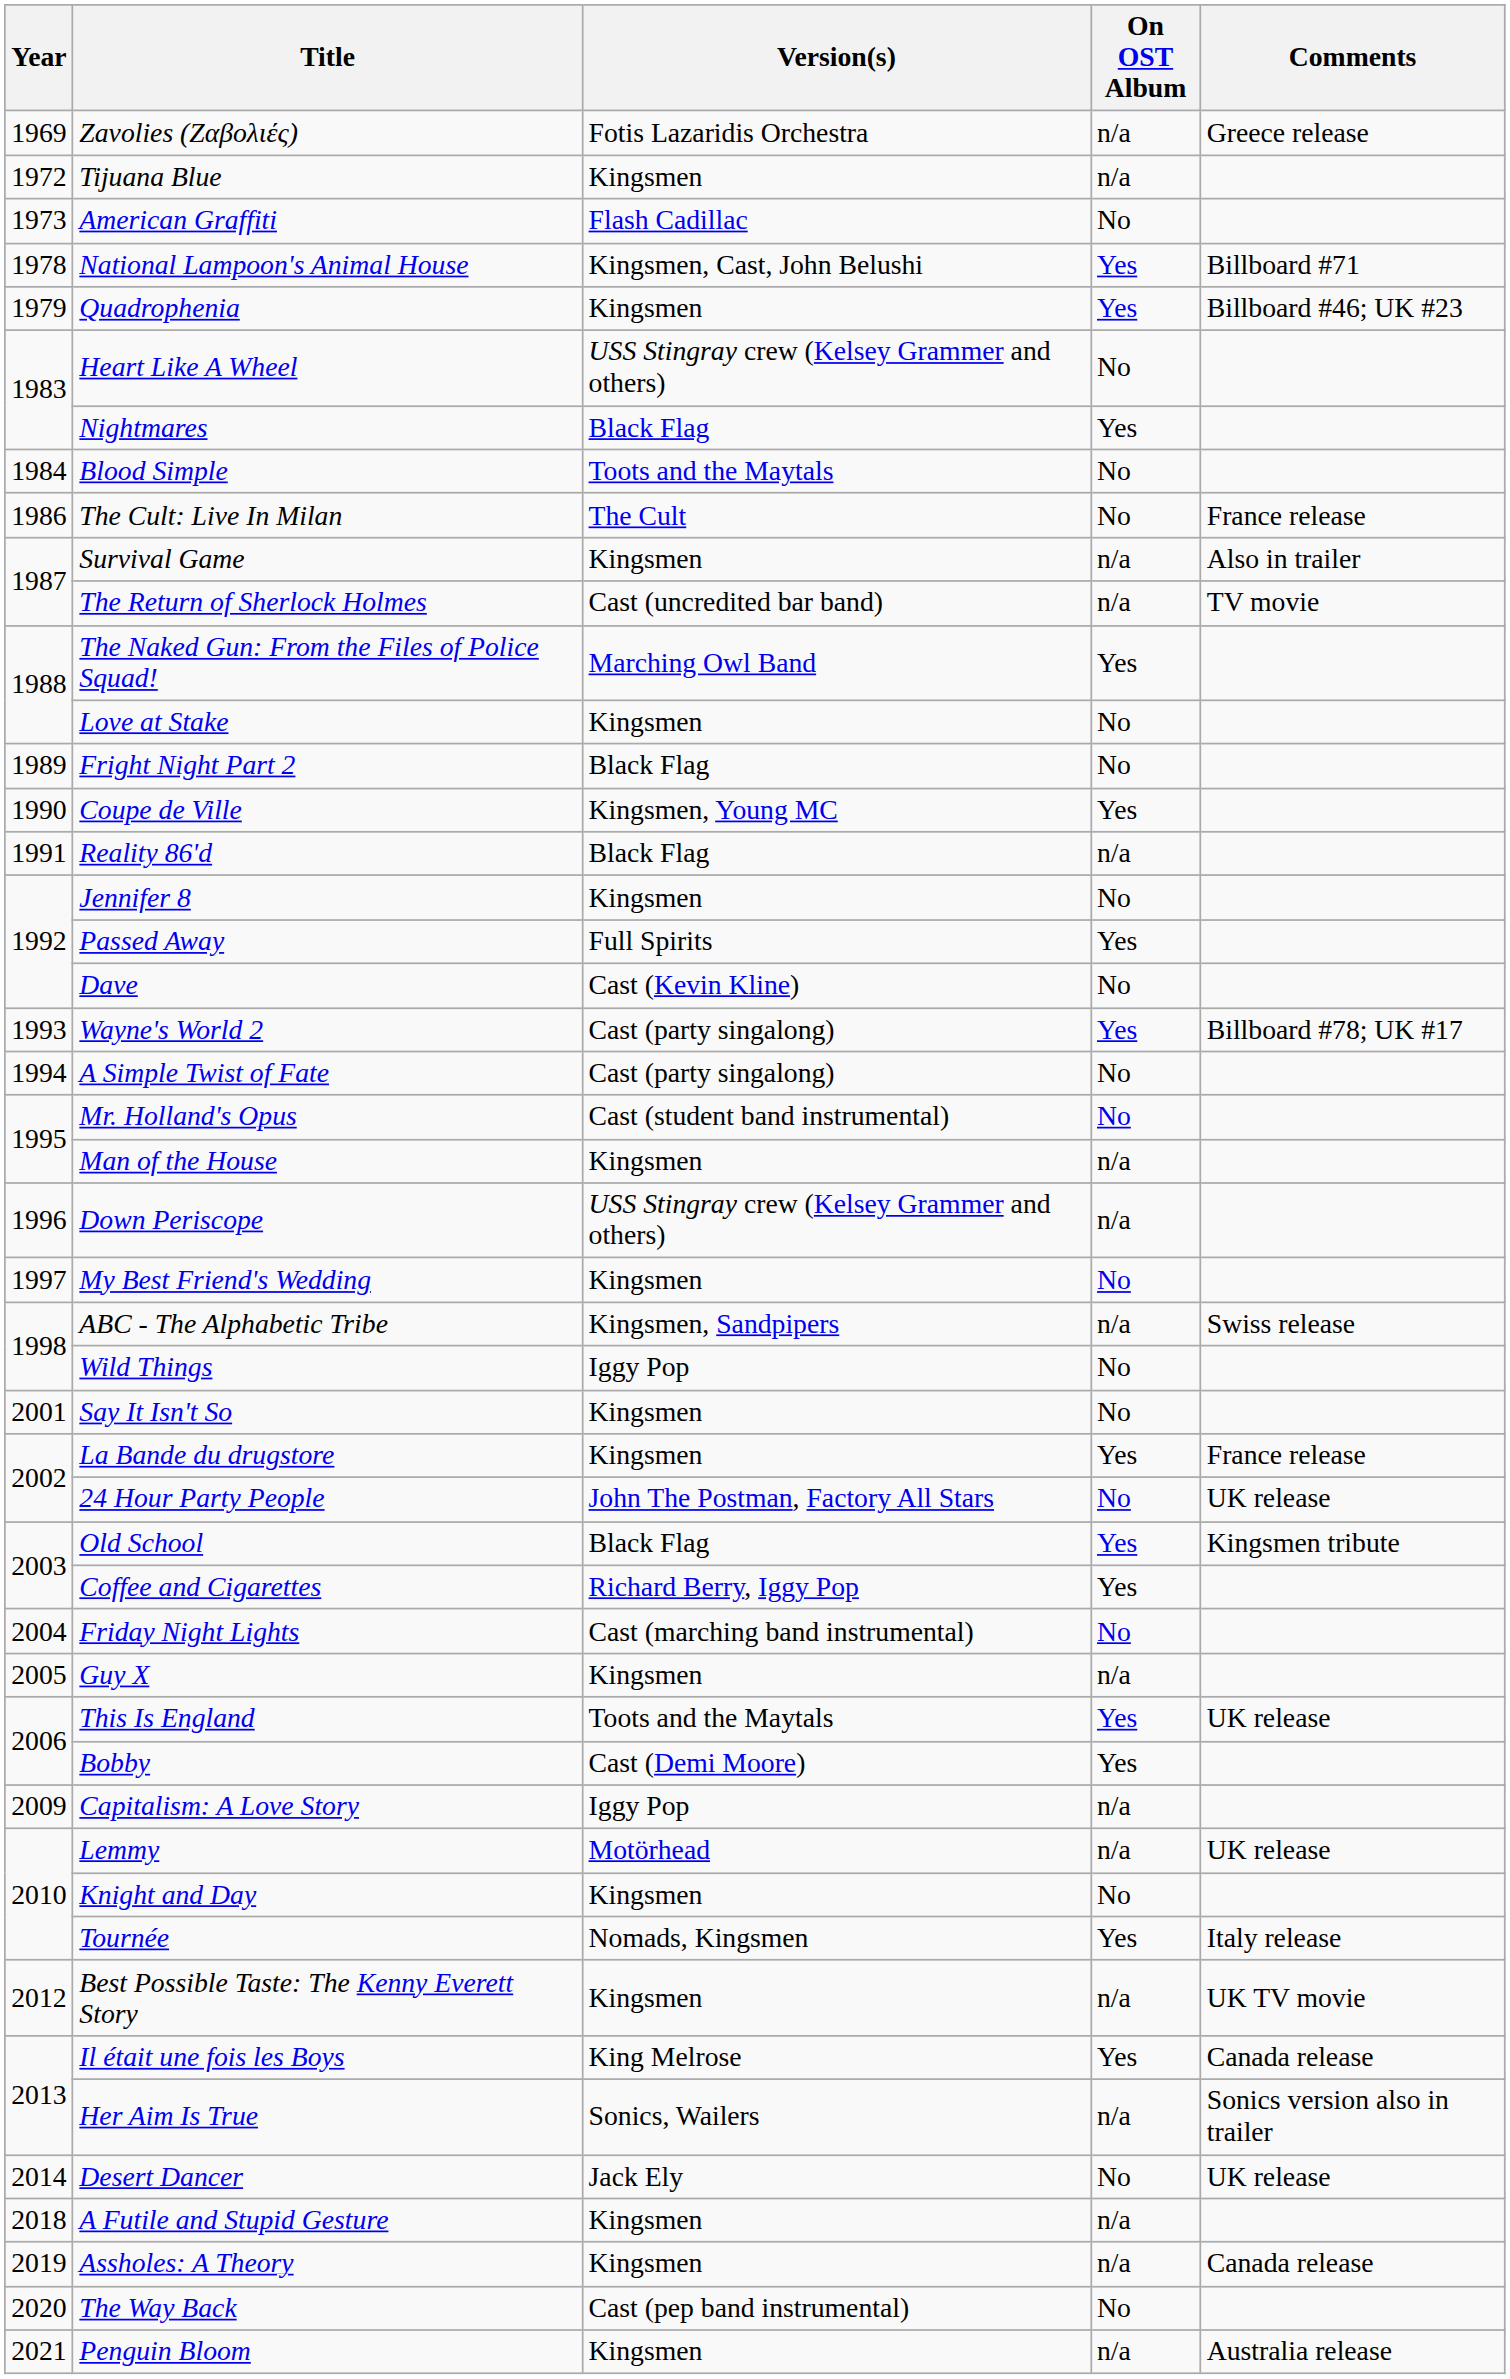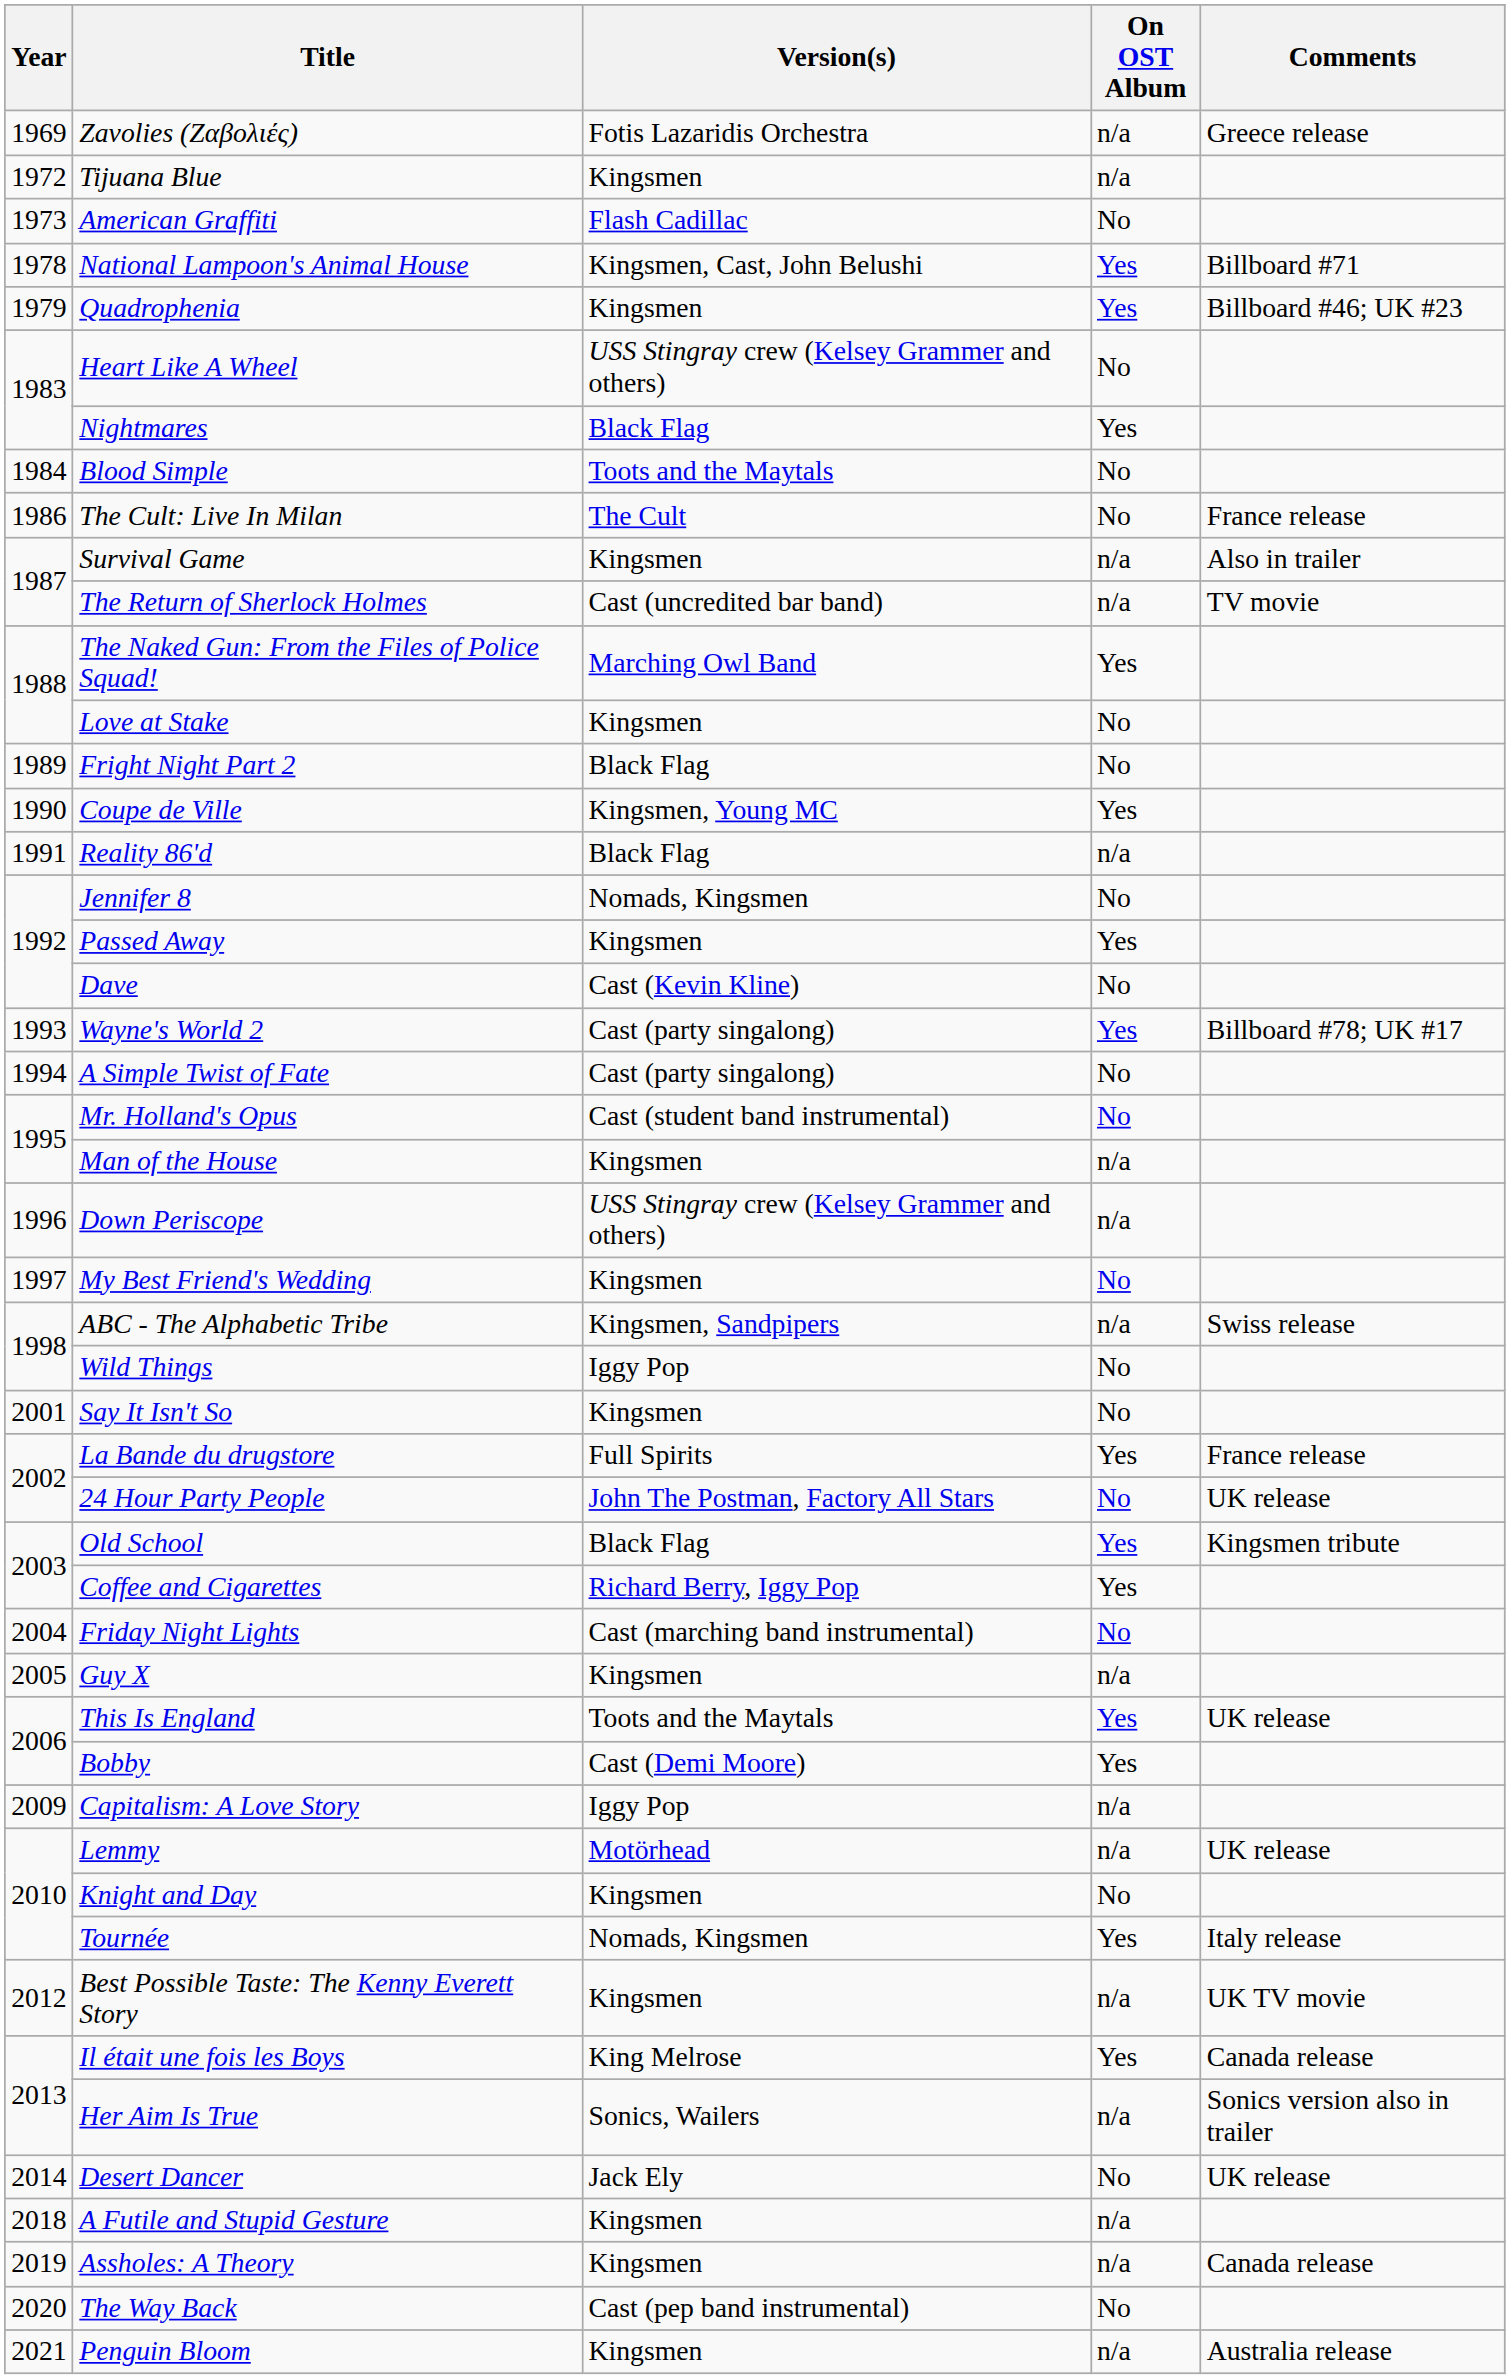(645, 897) Kingsmen -> (699, 897) Nomads, Kingsmen
(650, 941) Full Spirits -> (645, 941) Kingsmen
(645, 1455) Kingsmen -> (650, 1455) Full Spirits
